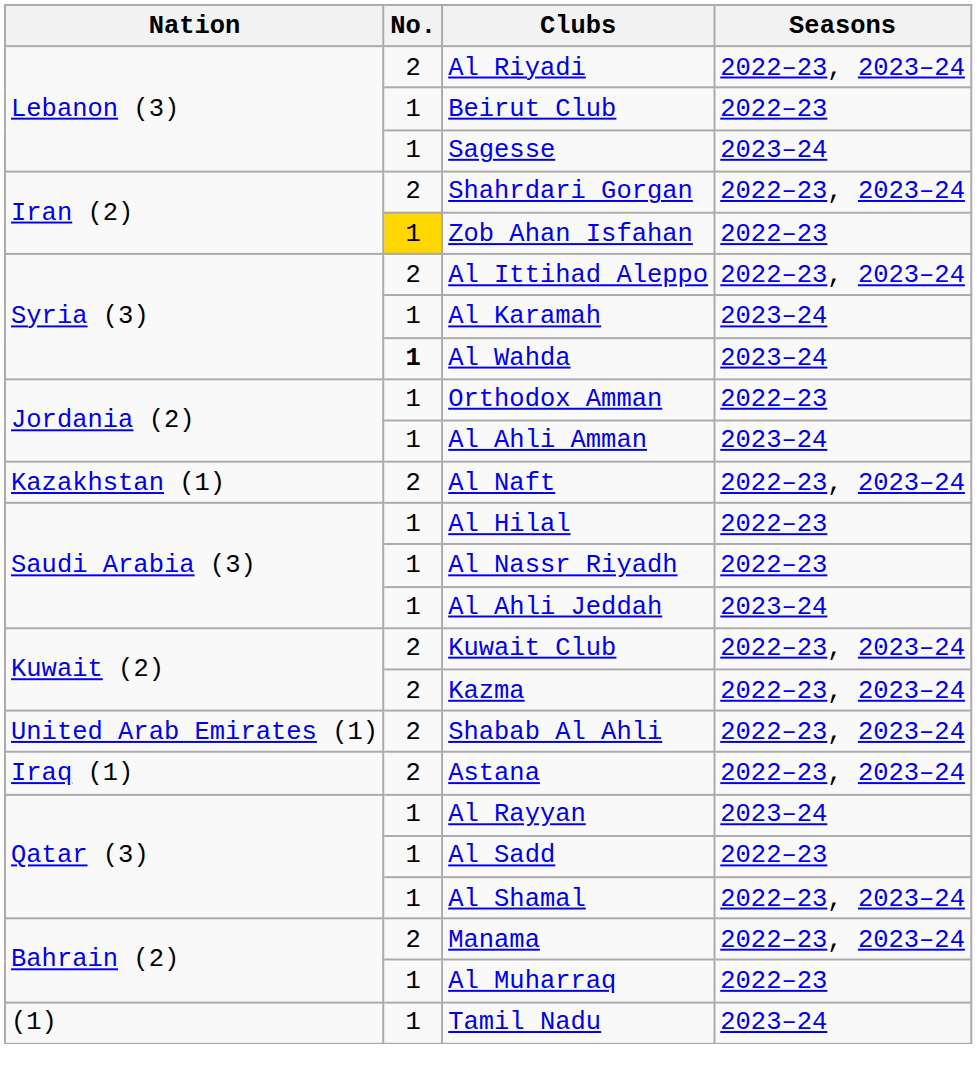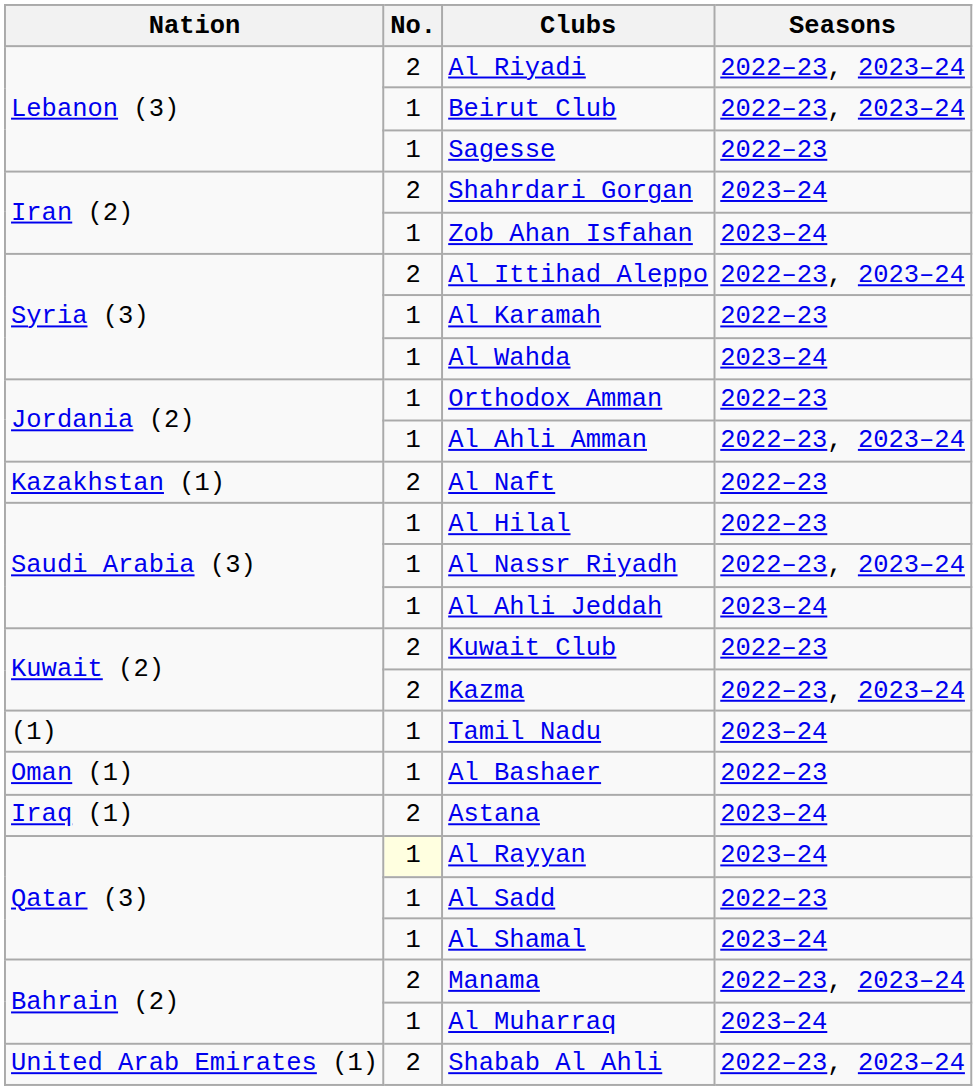(774, 109) 2022–23 -> (843, 109) 2022–23, 2023–24
(774, 150) 2023–24 -> (774, 150) 2022–23
(843, 192) 2022–23, 2023–24 -> (774, 192) 2023–24
(413, 233) gold background -> (413, 233) no background
(774, 233) 2022–23 -> (774, 233) 2023–24
(774, 316) 2023–24 -> (774, 316) 2022–23
(413, 358) bold -> (413, 358) normal
(774, 441) 2023–24 -> (843, 441) 2022–23, 2023–24
(843, 483) 2022–23, 2023–24 -> (774, 483) 2022–23
(774, 566) 2022–23 -> (843, 566) 2022–23, 2023–24
(843, 649) 2022–23, 2023–24 -> (774, 649) 2022–23
rows swapped: (555, 732) <-> (525, 1022)
+ row: (525, 773)
(843, 773) 2022–23, 2023–24 -> (774, 815) 2023–24
(413, 815) no background -> (413, 856) lightyellow background
(843, 898) 2022–23, 2023–24 -> (774, 939) 2023–24
(774, 981) 2022–23 -> (774, 1022) 2023–24
